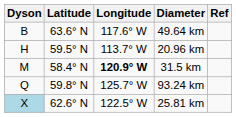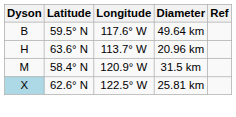(69, 31) 63.6° N -> (69, 31) 59.5° N
(69, 49) 59.5° N -> (69, 49) 63.6° N
(124, 67) bold -> (124, 67) normal
- row: (181, 85)
